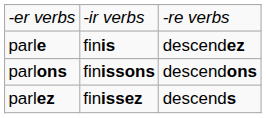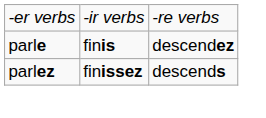- row: (38, 71)
